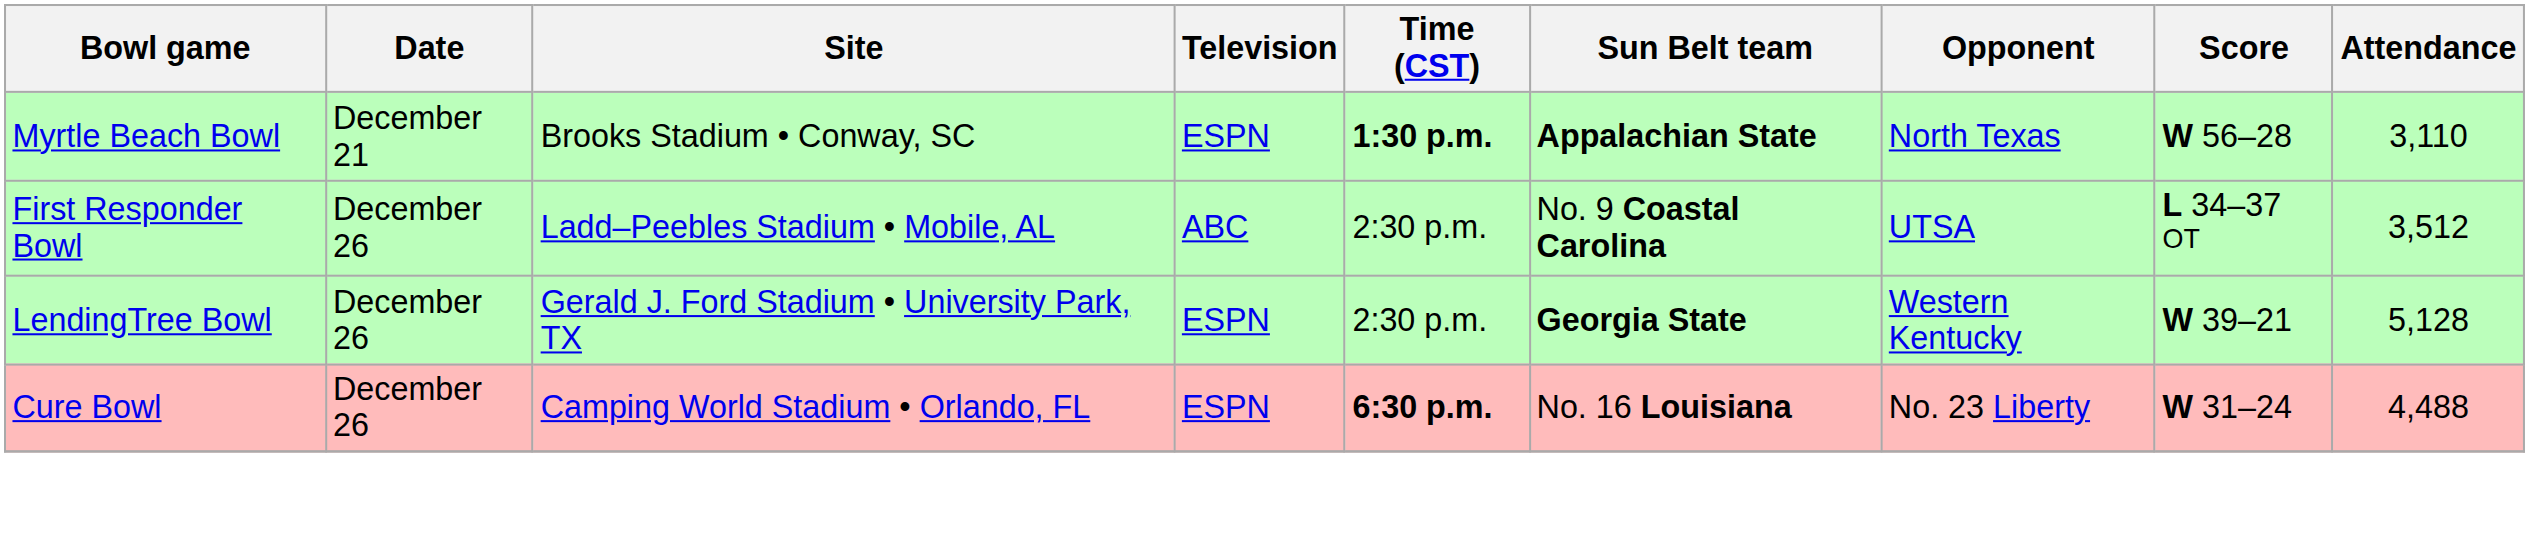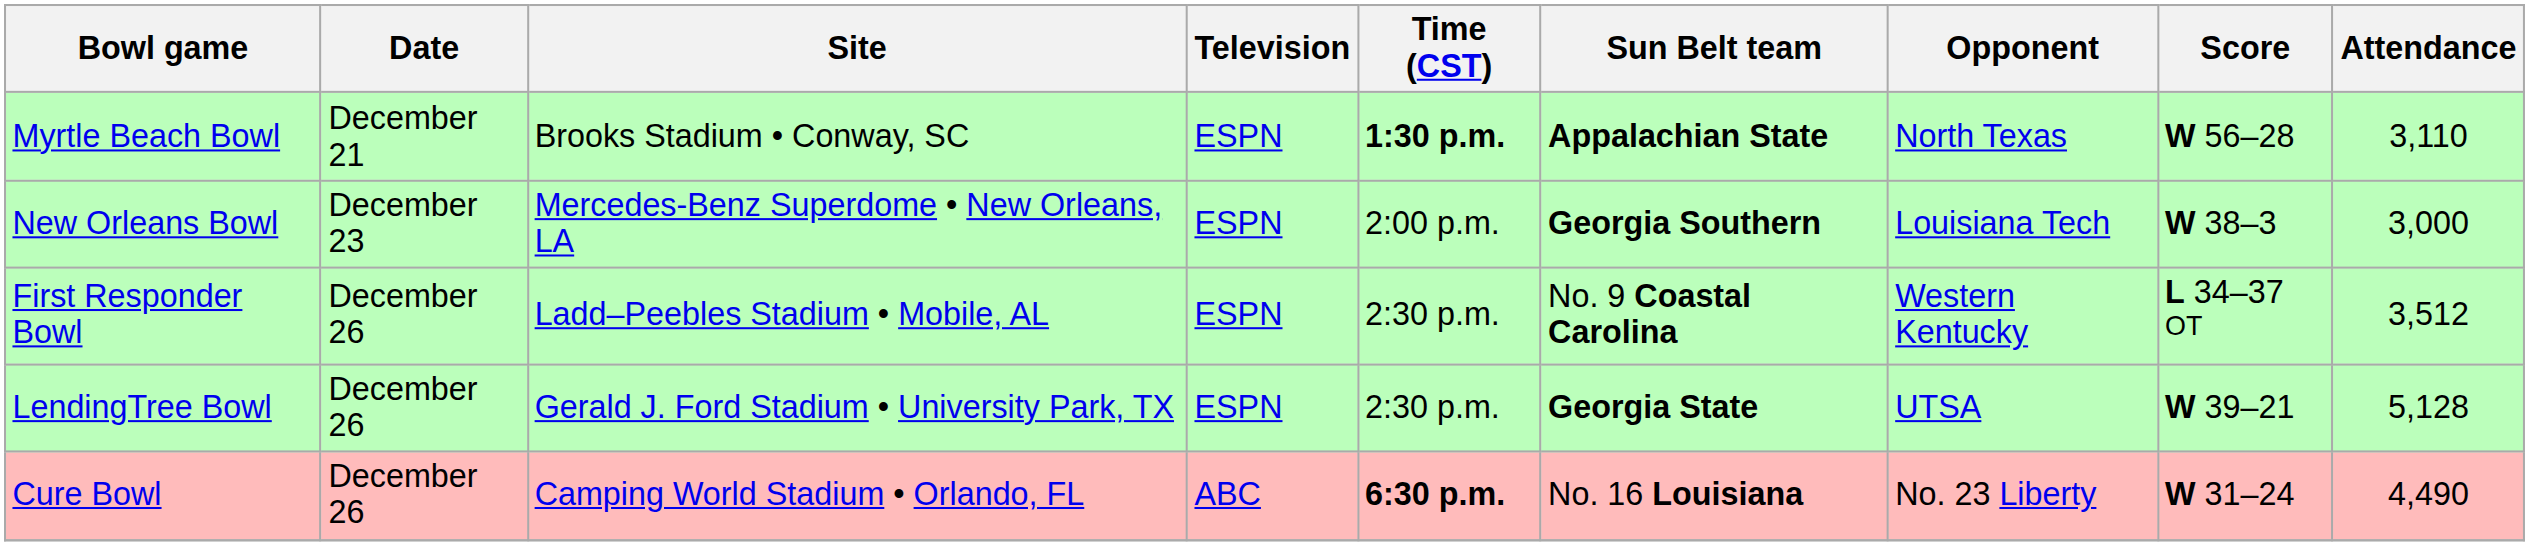+ row: (145, 223)
(1215, 227) ABC -> (1238, 315) ESPN
(1932, 227) UTSA -> (1962, 315) Western Kentucky
(1955, 319) Western Kentucky -> (1938, 407) UTSA
(1226, 407) ESPN -> (1228, 495) ABC
(2428, 407) 4,488 -> (2428, 495) 4,490
